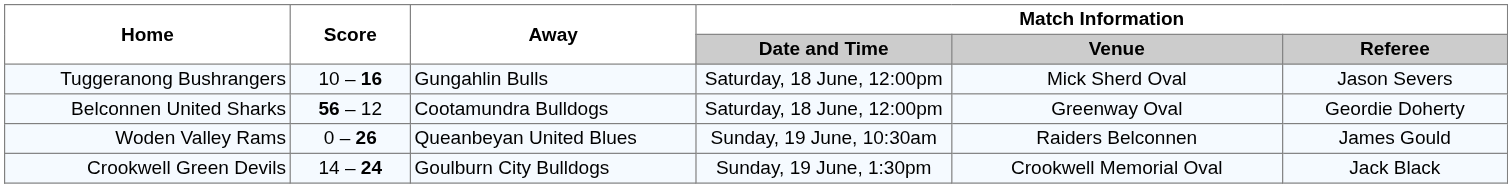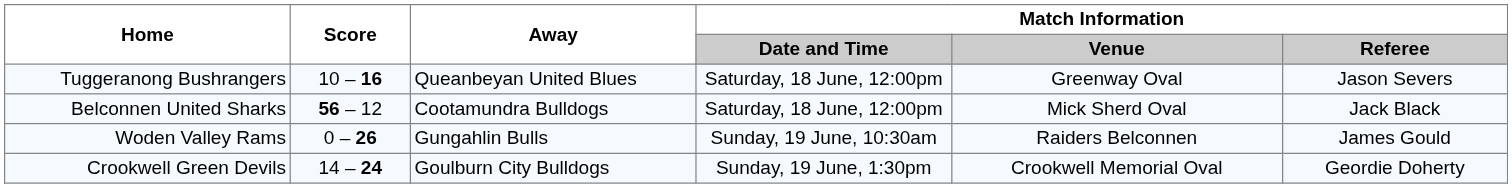(481, 78) Gungahlin Bulls -> (526, 78) Queanbeyan United Blues
(1117, 78) Mick Sherd Oval -> (1117, 78) Greenway Oval
(1117, 108) Greenway Oval -> (1117, 108) Mick Sherd Oval
(1395, 108) Geordie Doherty -> (1395, 108) Jack Black
(526, 138) Queanbeyan United Blues -> (481, 138) Gungahlin Bulls
(1395, 168) Jack Black -> (1395, 168) Geordie Doherty
